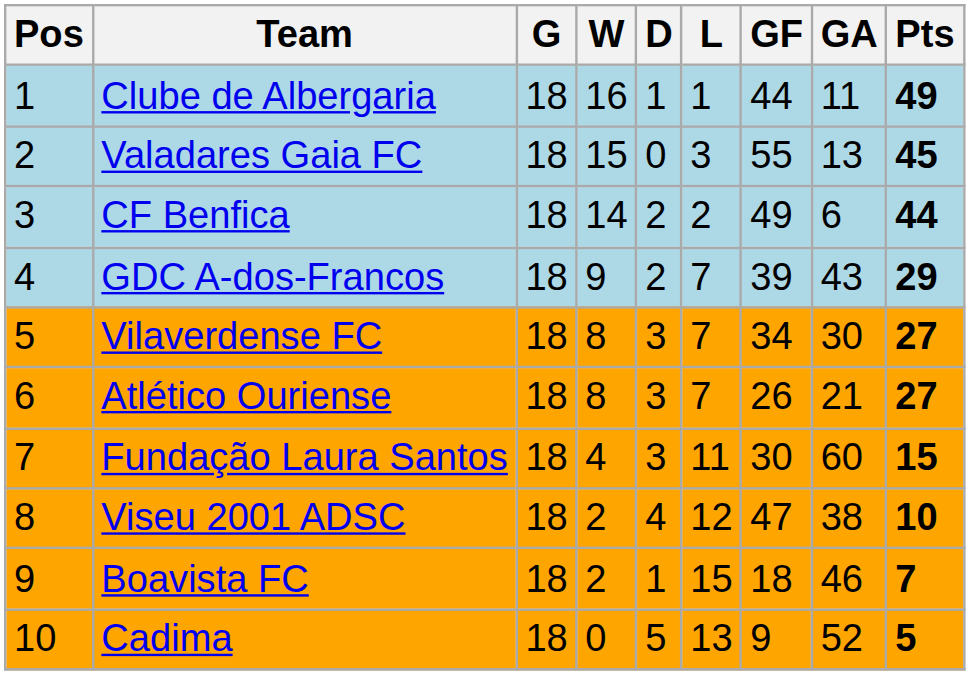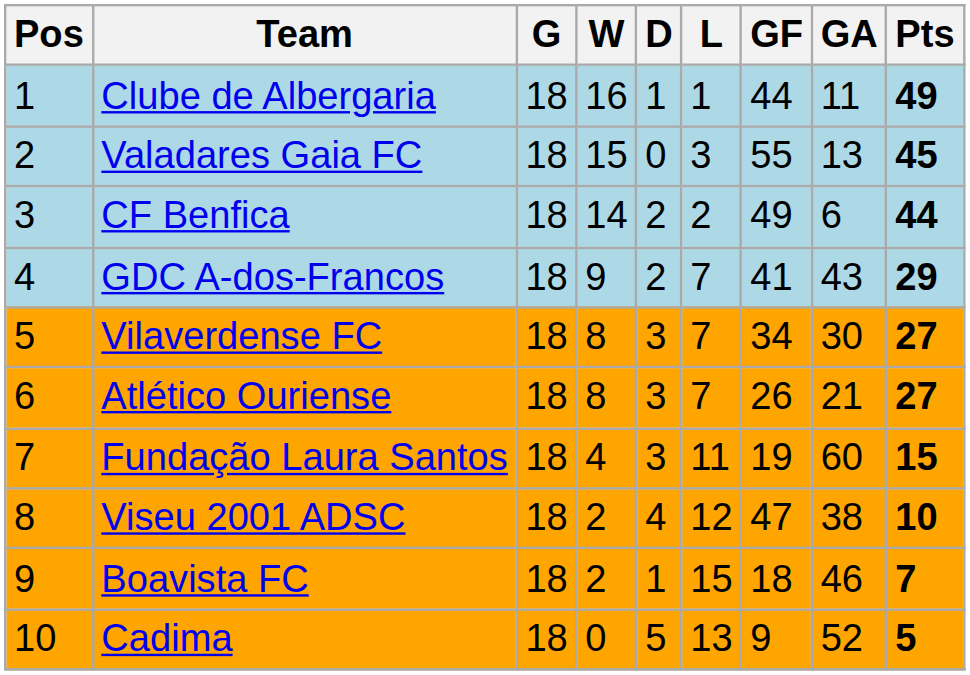(771, 276) 39 -> (771, 276) 41
(771, 457) 30 -> (771, 457) 19
